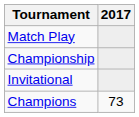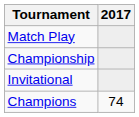(116, 101) 73 -> (116, 101) 74
